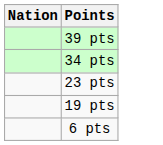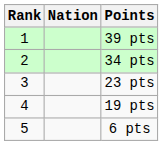+ column: (25, 16)
